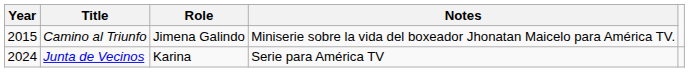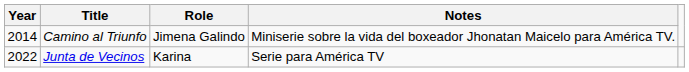(22, 36) 2015 -> (22, 36) 2014
(22, 57) 2024 -> (22, 57) 2022
